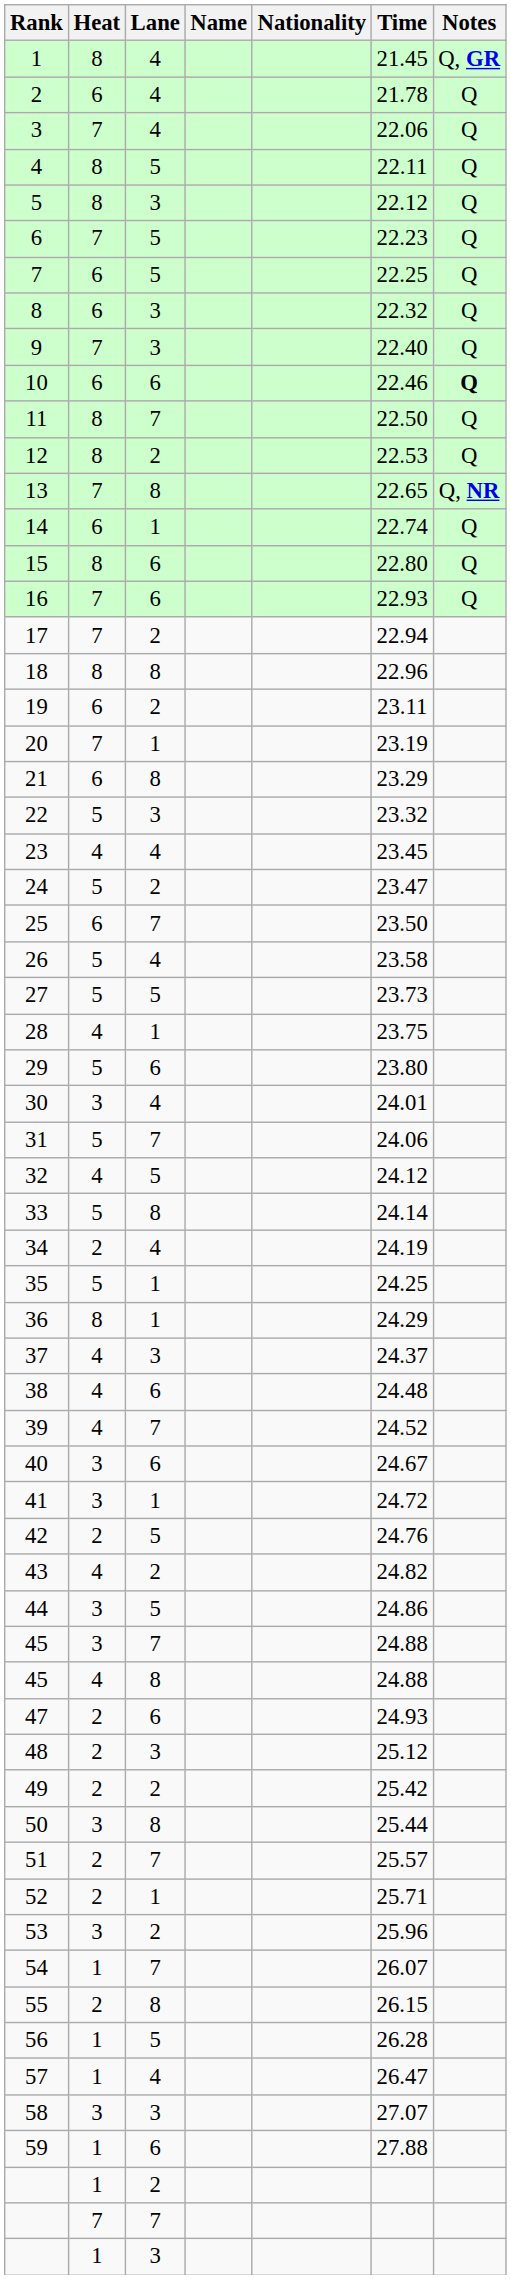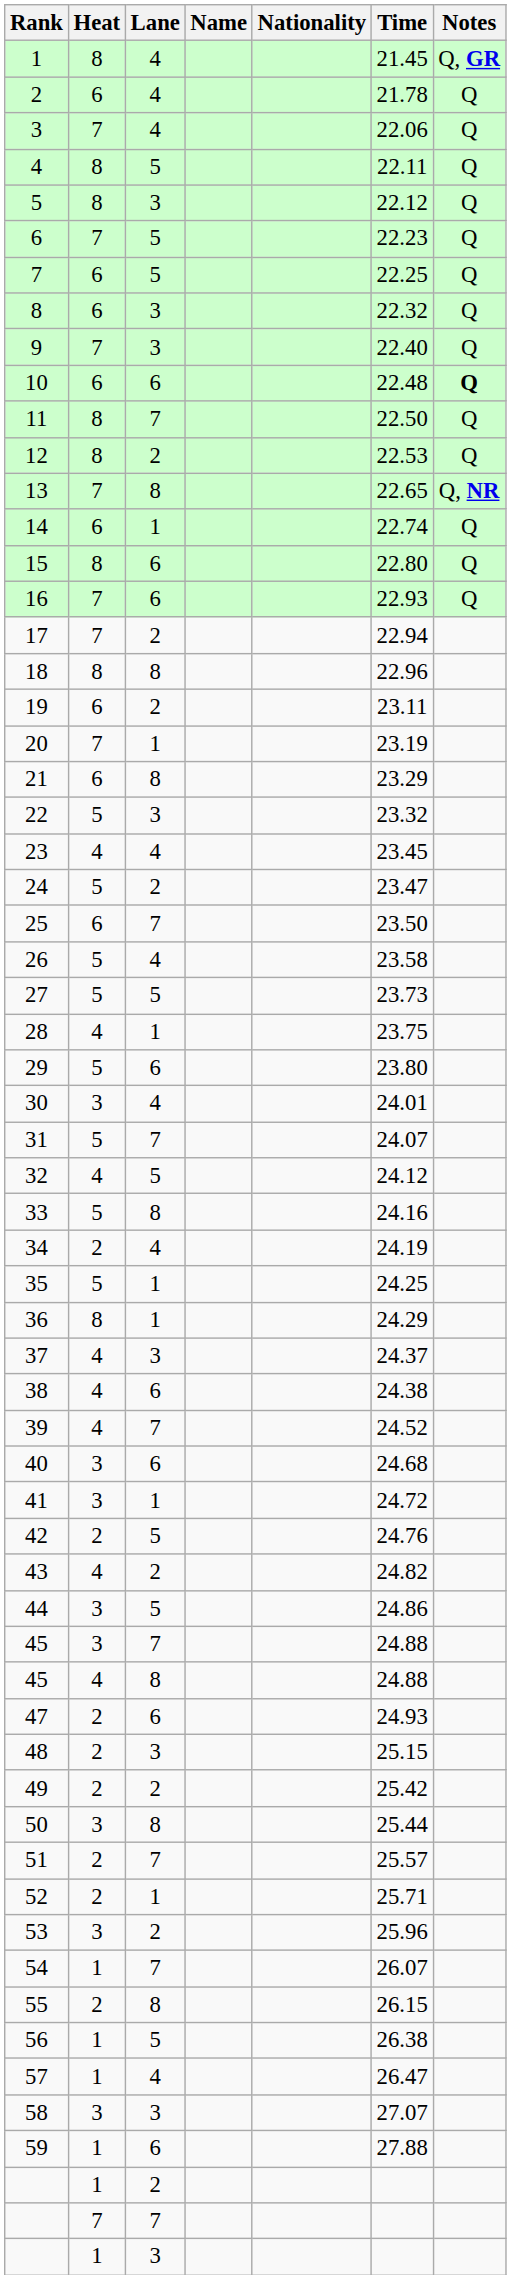(402, 382) 22.46 -> (402, 382) 22.48
(402, 1139) 24.06 -> (402, 1139) 24.07
(402, 1211) 24.14 -> (402, 1211) 24.16
(402, 1391) 24.48 -> (402, 1391) 24.38
(402, 1463) 24.67 -> (402, 1463) 24.68
(402, 1752) 25.12 -> (402, 1752) 25.15
(402, 2040) 26.28 -> (402, 2040) 26.38
